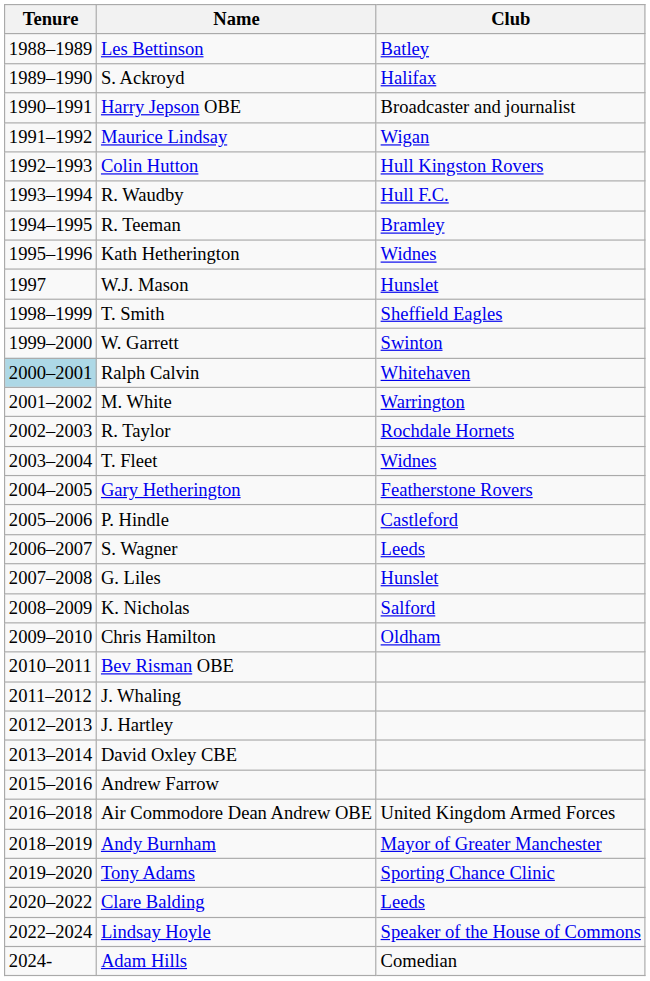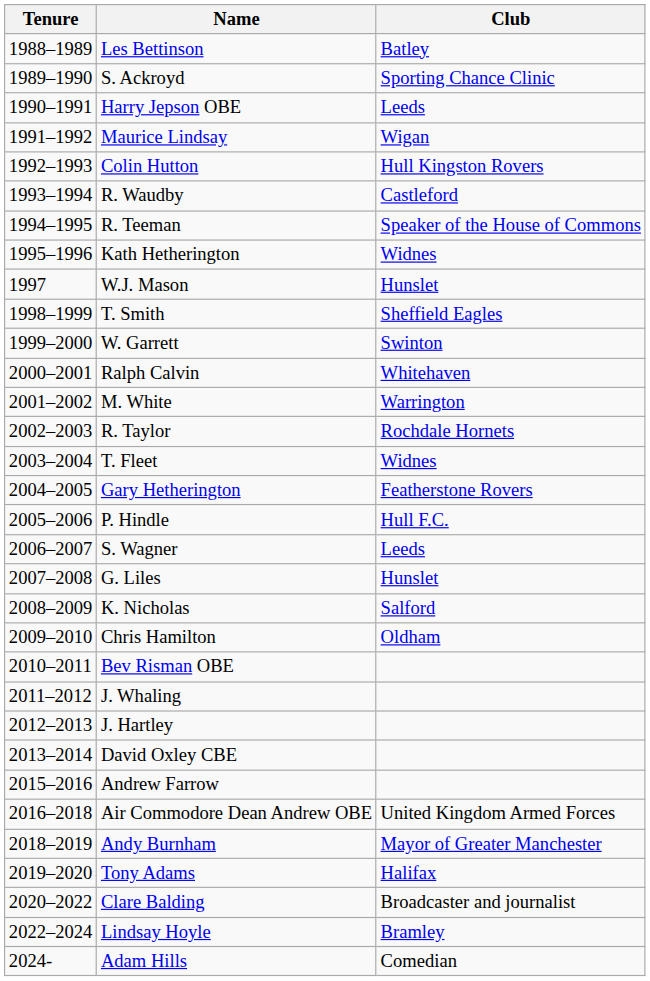(408, 78) Halifax -> (468, 78) Sporting Chance Clinic
(478, 107) Broadcaster and journalist -> (403, 107) Leeds
(415, 195) Hull F.C. -> (419, 195) Castleford
(413, 225) Bramley -> (511, 225) Speaker of the House of Commons
(51, 372) lightblue background -> (51, 372) no background
(419, 519) Castleford -> (415, 519) Hull F.C.
(468, 872) Sporting Chance Clinic -> (408, 872) Halifax
(403, 902) Leeds -> (478, 902) Broadcaster and journalist
(511, 931) Speaker of the House of Commons -> (413, 931) Bramley
